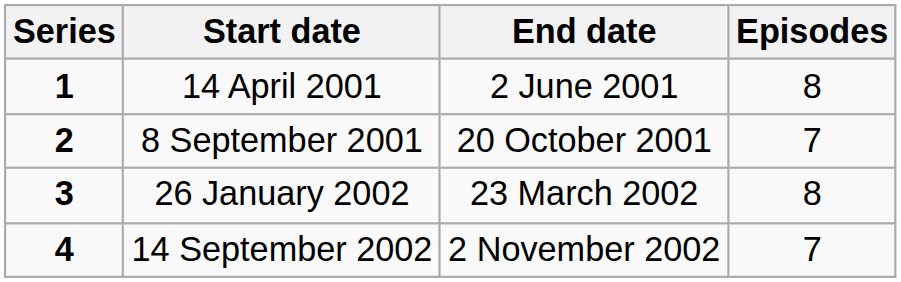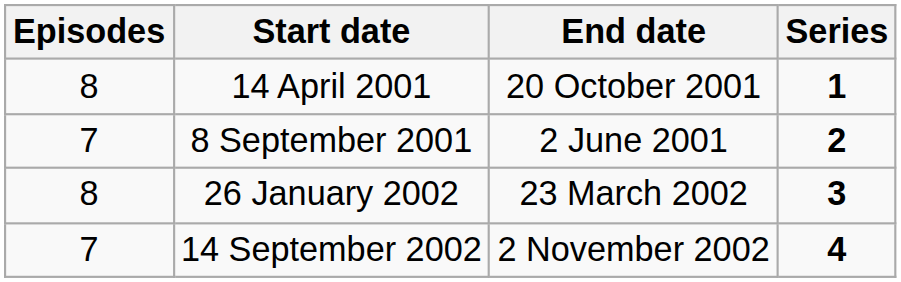columns swapped: (64, 31) <-> (812, 31)
(584, 85) 2 June 2001 -> (634, 85) 20 October 2001
(584, 140) 20 October 2001 -> (634, 140) 2 June 2001
